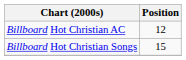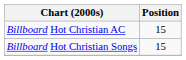(161, 30) 12 -> (161, 30) 15
